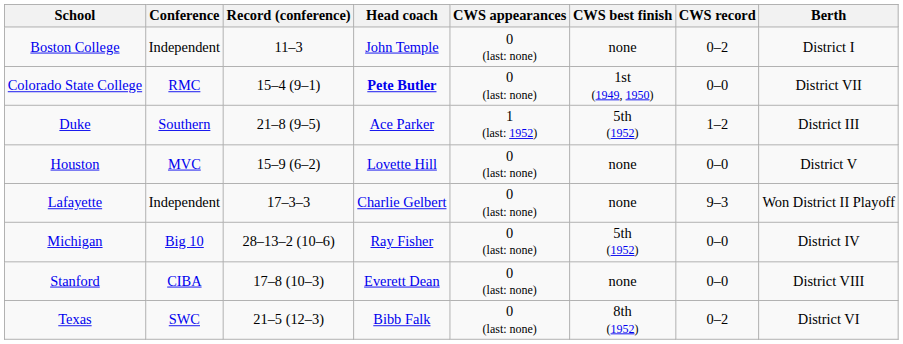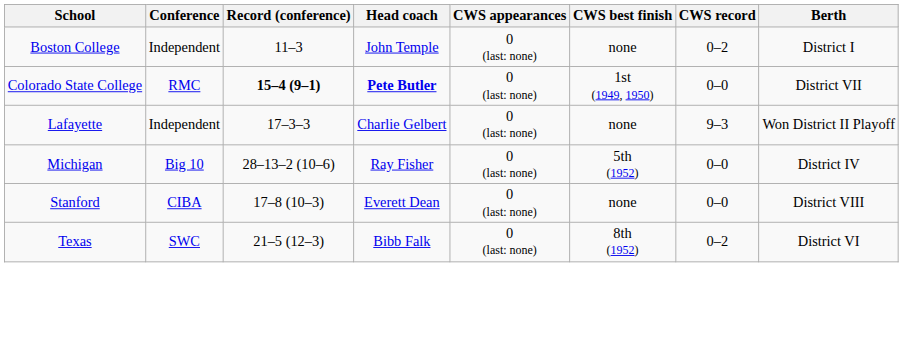(289, 85) normal -> (289, 85) bold
- row: (75, 124)
- row: (75, 163)
